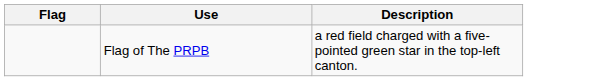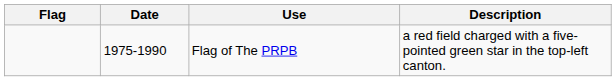+ column: (145, 14)
